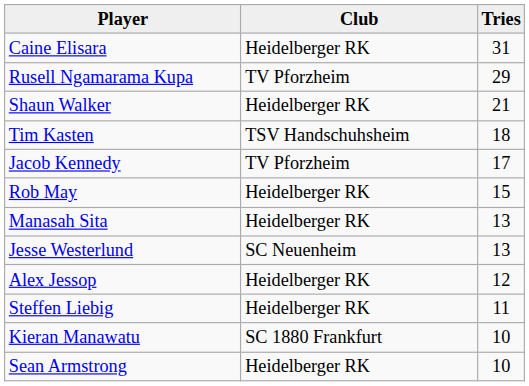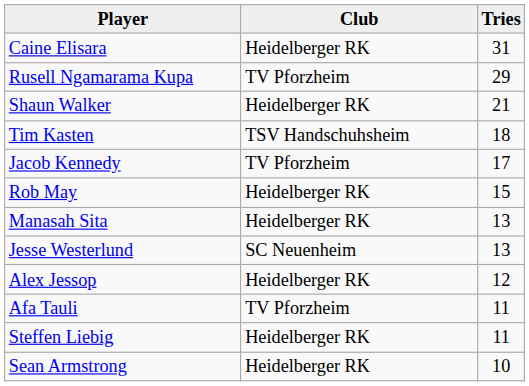+ row: (43, 308)
- row: (74, 337)
